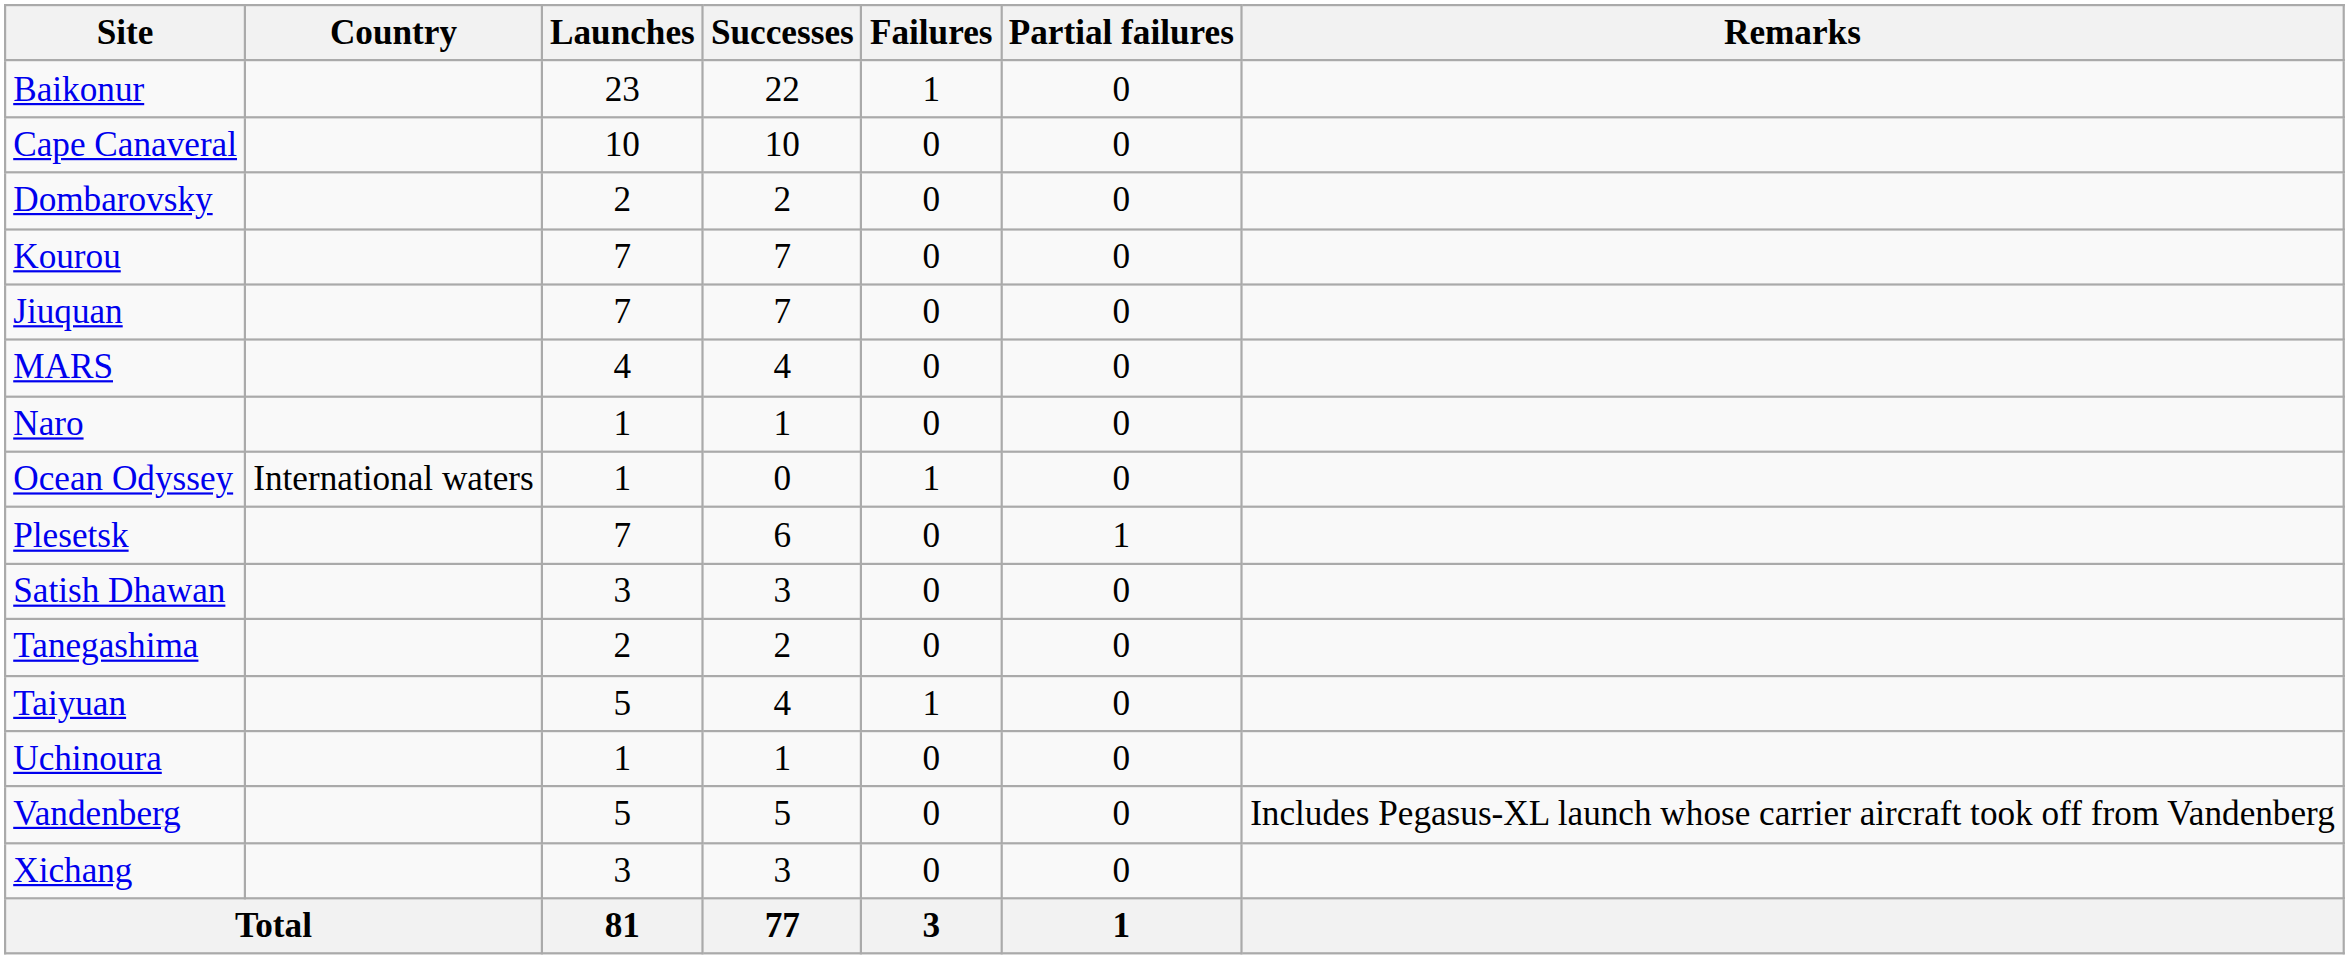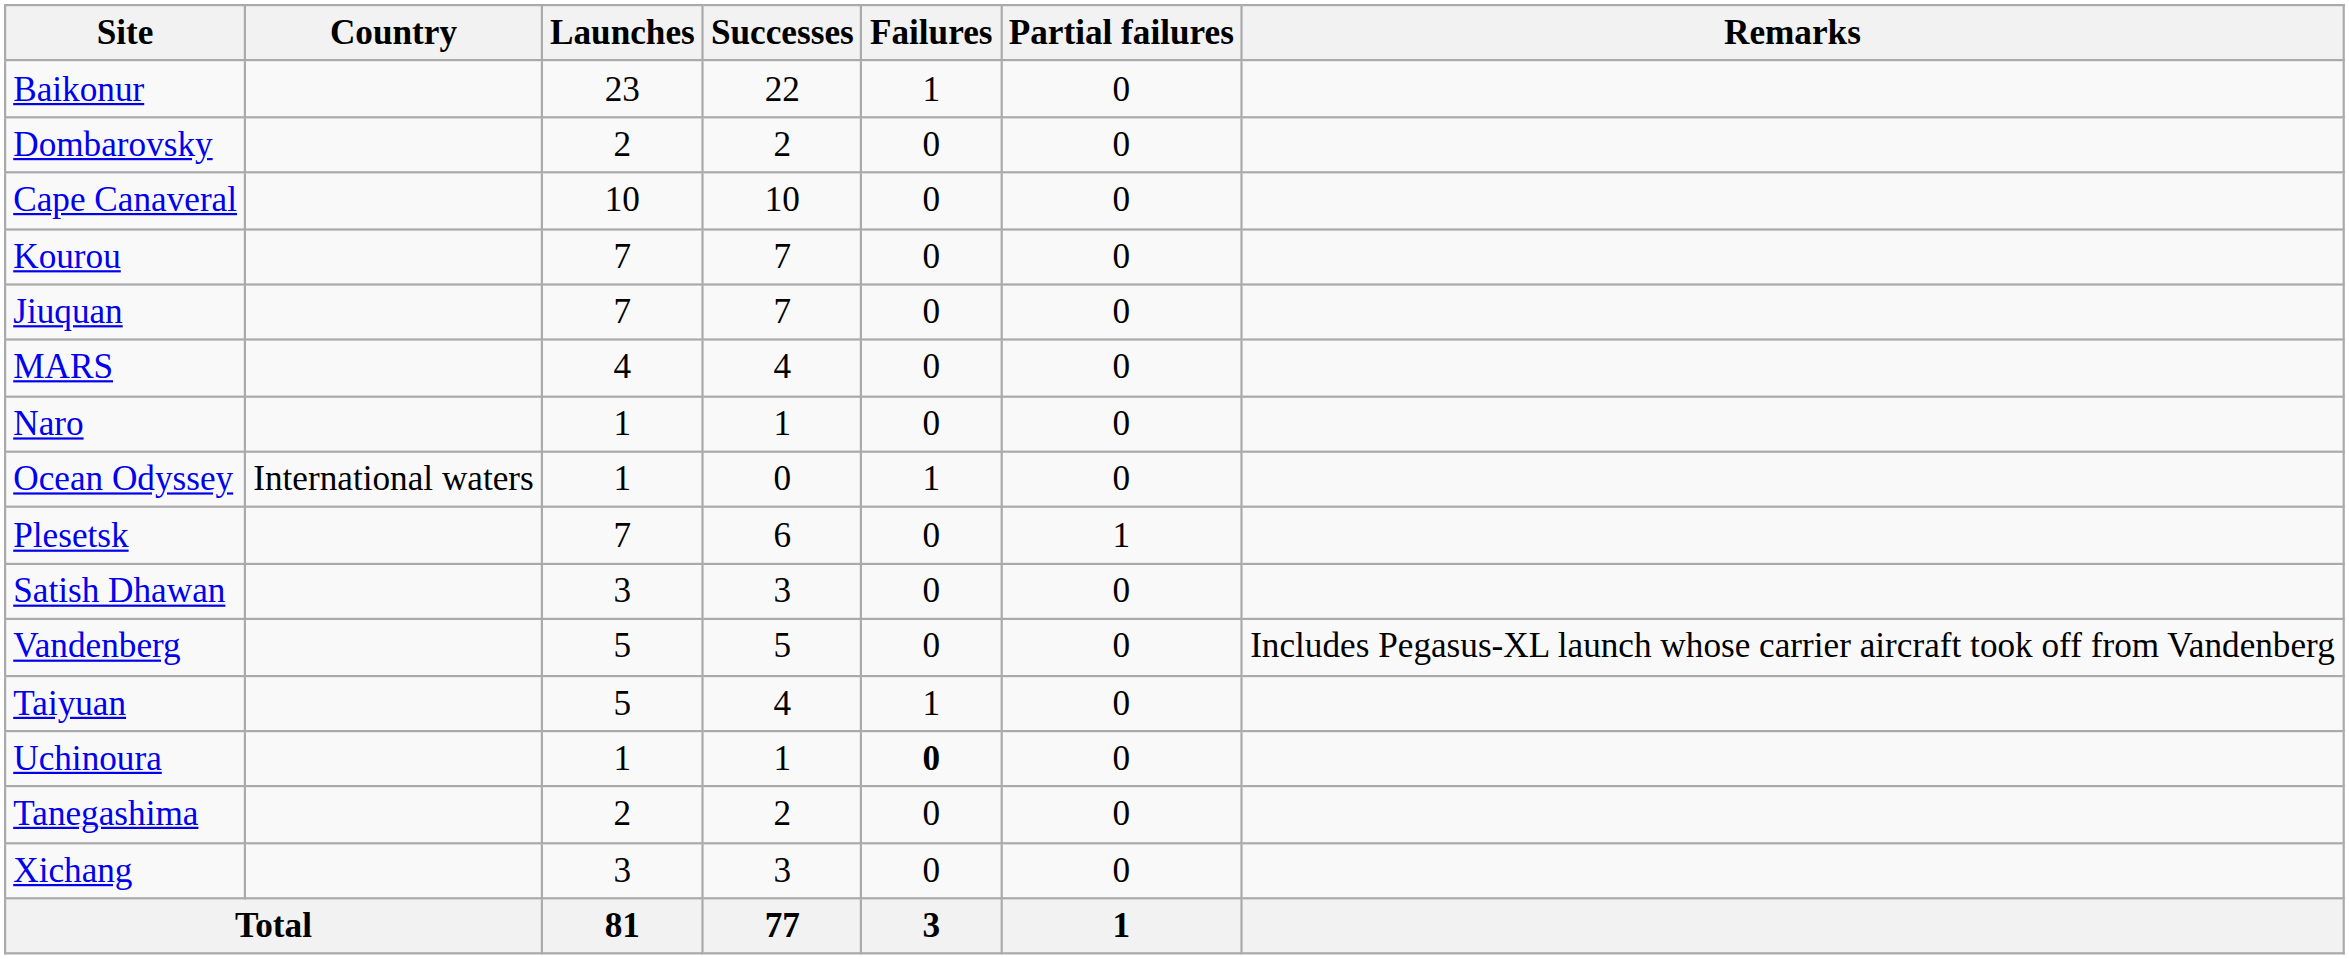rows swapped: (125, 144) <-> (113, 199)
rows swapped: (106, 646) <-> (97, 813)
(931, 758) normal -> (931, 758) bold
